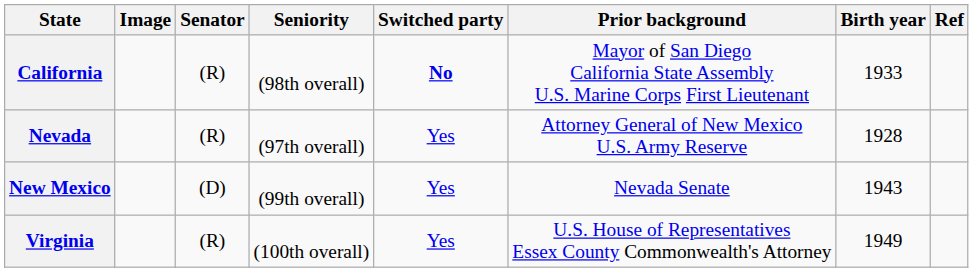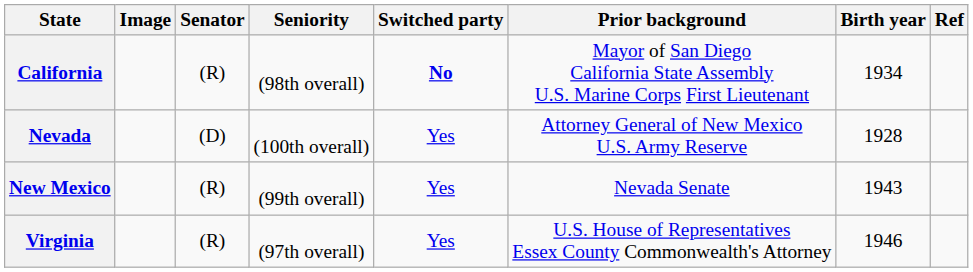(883, 72) 1933 -> (883, 72) 1934
(212, 135) (R) -> (212, 135) (D)
(311, 146) (97th overall) -> (311, 146) (100th overall)
(212, 188) (D) -> (212, 188) (R)
(311, 251) (100th overall) -> (311, 251) (97th overall)
(883, 240) 1949 -> (883, 240) 1946
